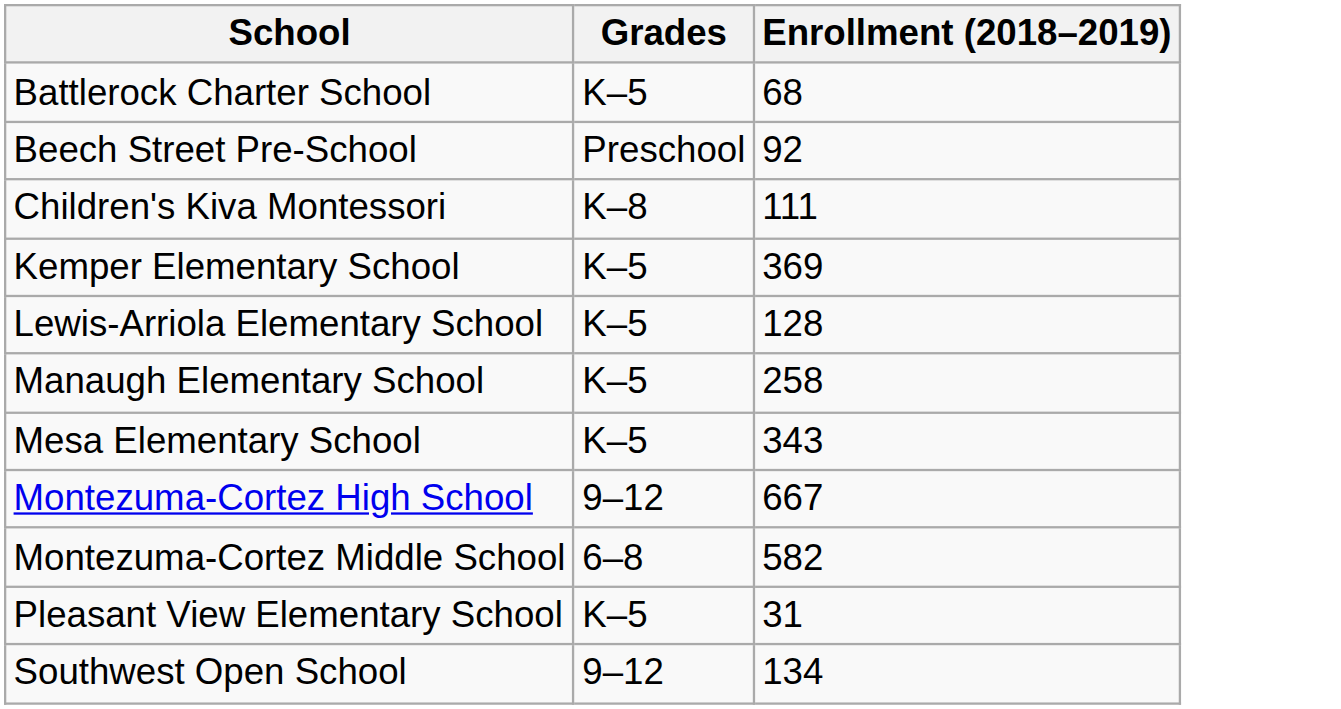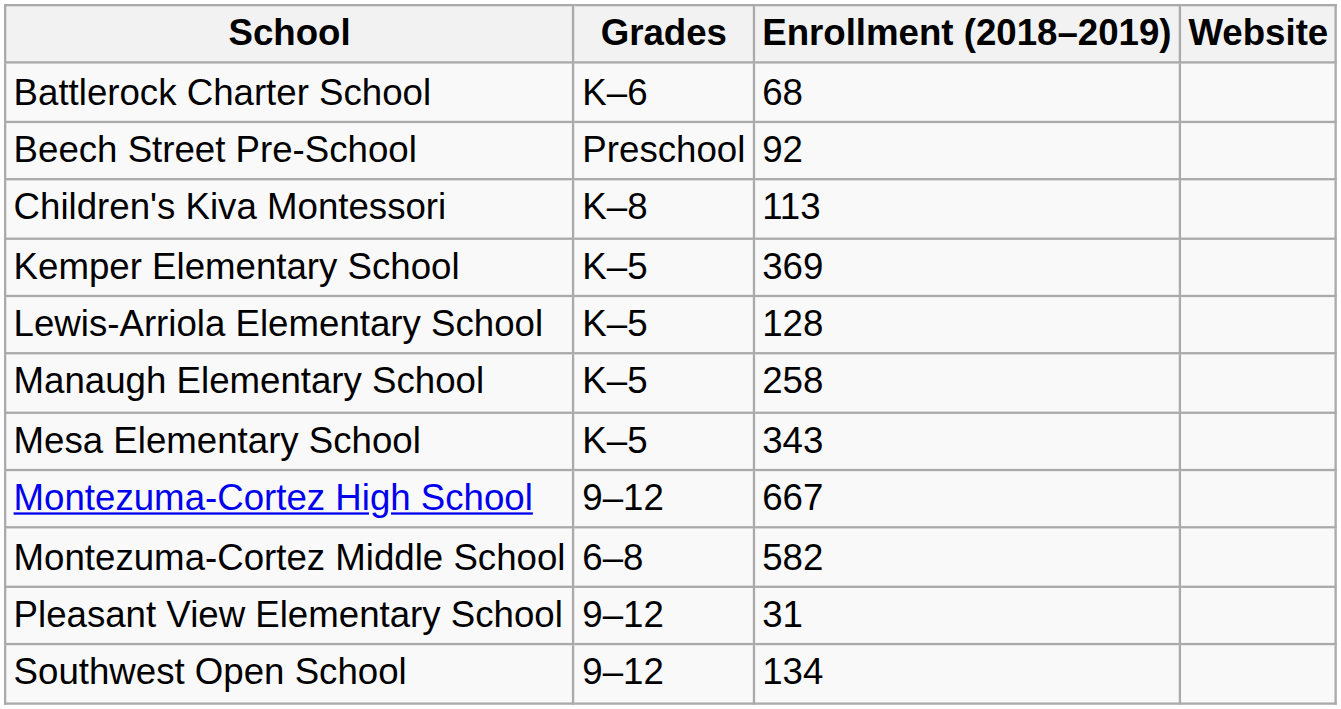+ column: (1258, 33)
(615, 91) K–5 -> (615, 91) K–6
(790, 207) 111 -> (791, 207) 113
(615, 614) K–5 -> (623, 614) 9–12
